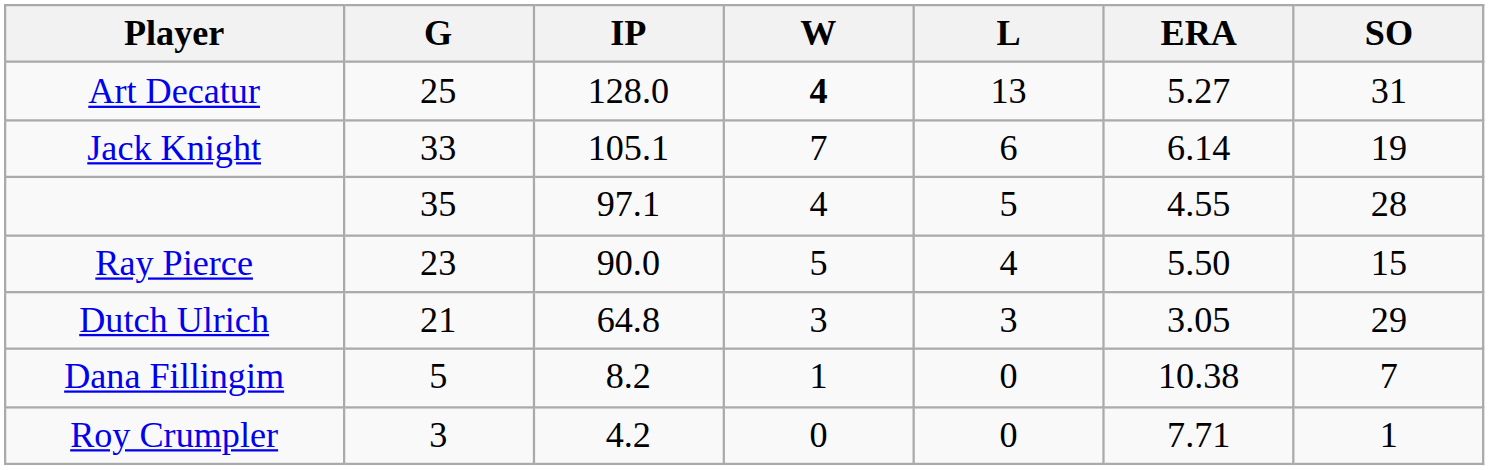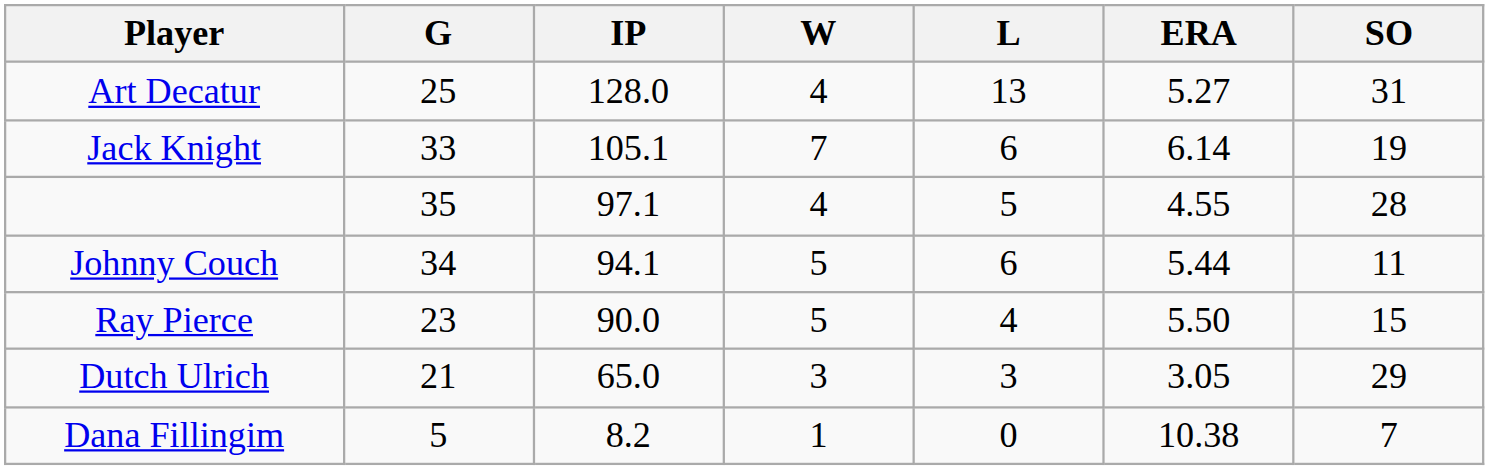(818, 90) bold -> (818, 90) normal
+ row: (174, 262)
(628, 319) 64.8 -> (628, 377) 65.0
- row: (174, 434)
